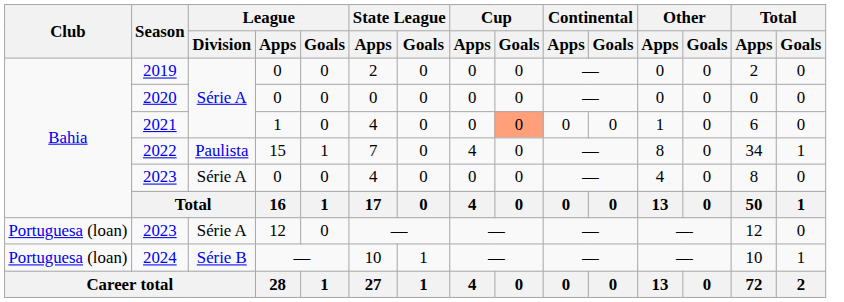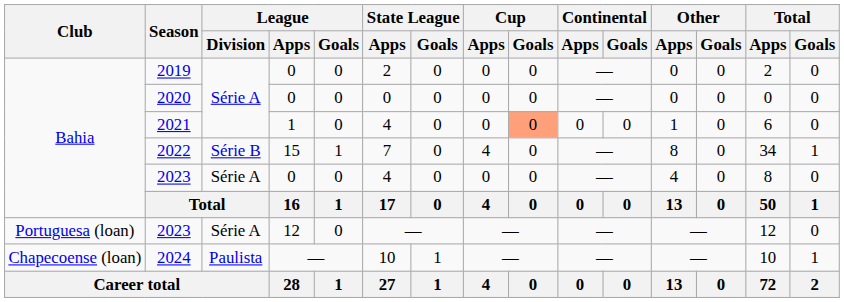(222, 151) Paulista -> (236, 151) Série B
(68, 257) Portuguesa (loan) -> (75, 257) Chapecoense (loan)
(222, 257) Série B -> (236, 257) Paulista
